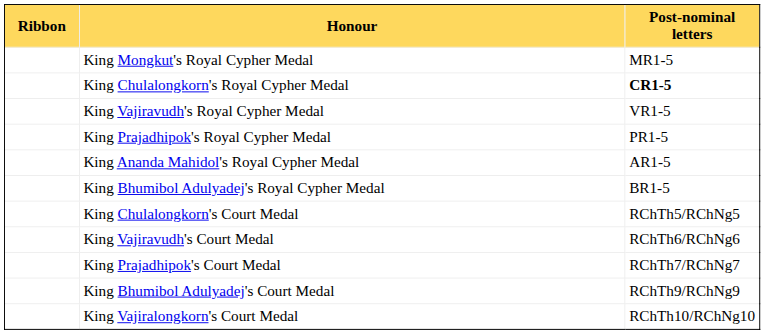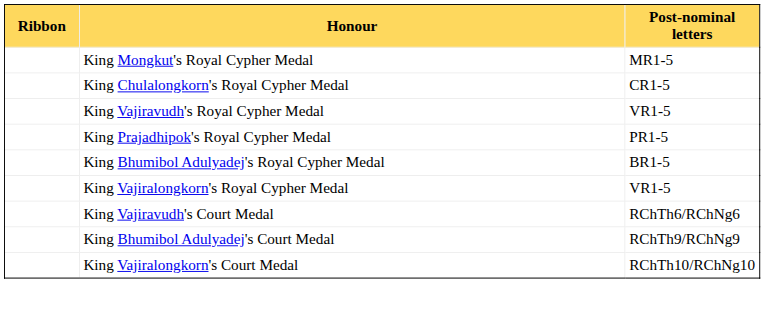(650, 85) bold -> (649, 85) normal
- row: (221, 162)
+ row: (216, 188)
- row: (191, 213)
- row: (182, 265)
